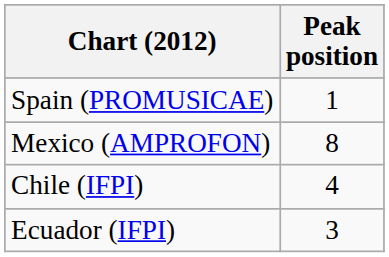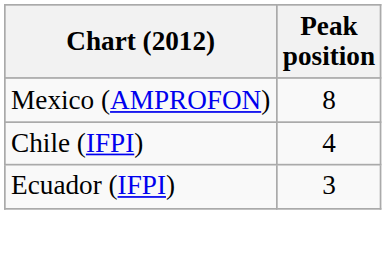- row: (142, 99)
